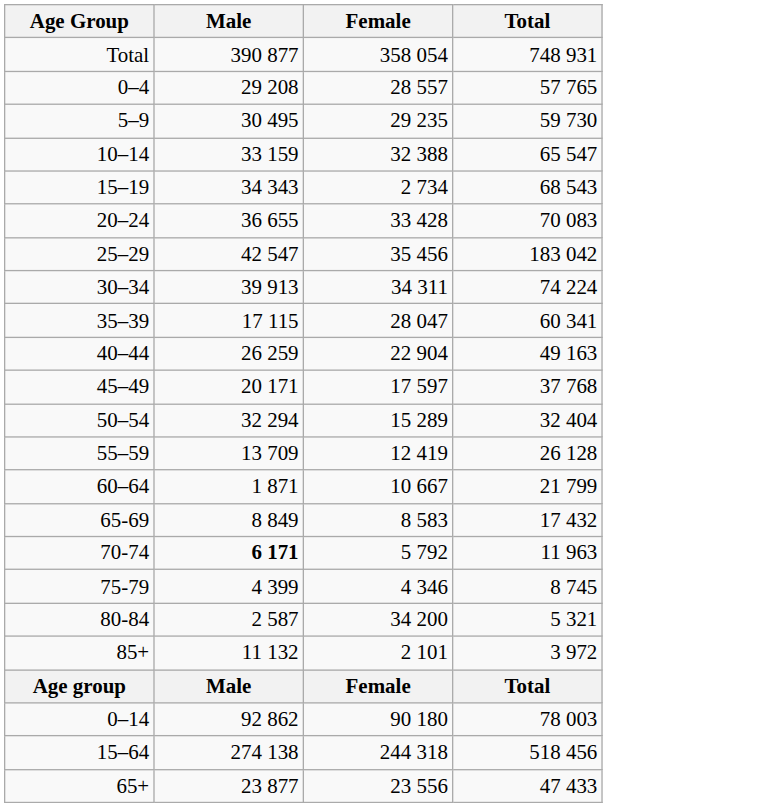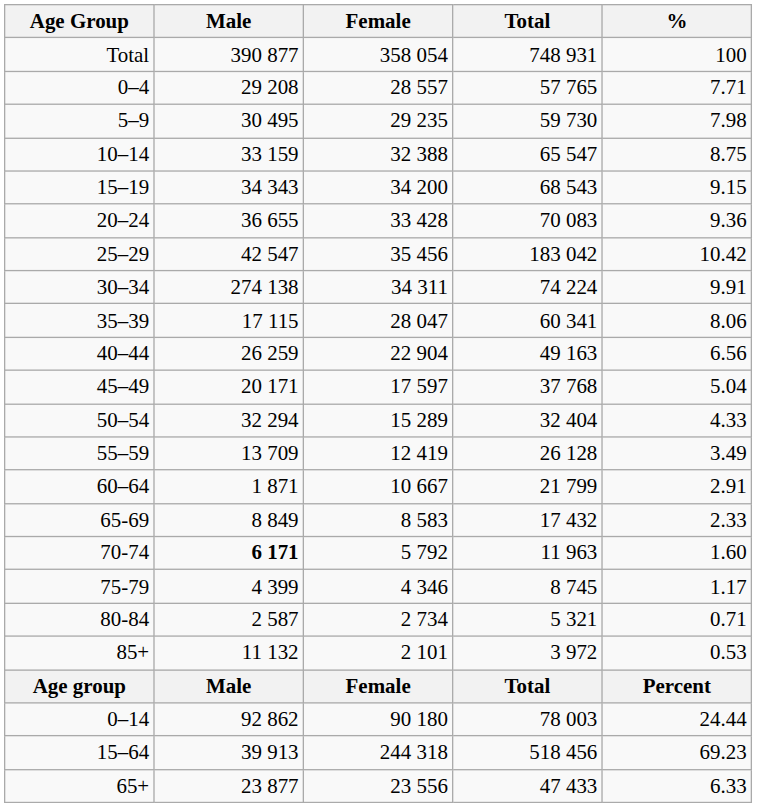+ column: (677, 21)
(424, 187) 2 734 -> (419, 187) 34 200
(270, 287) 39 913 -> (265, 287) 274 138
(419, 619) 34 200 -> (424, 619) 2 734
(265, 752) 274 138 -> (270, 752) 39 913
